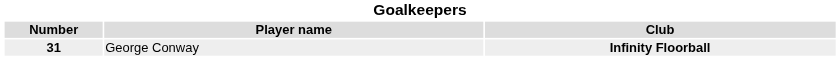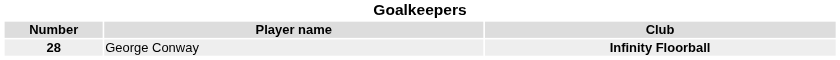(54, 47) 31 -> (54, 47) 28
